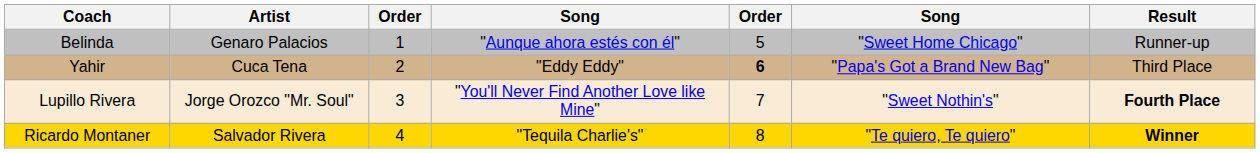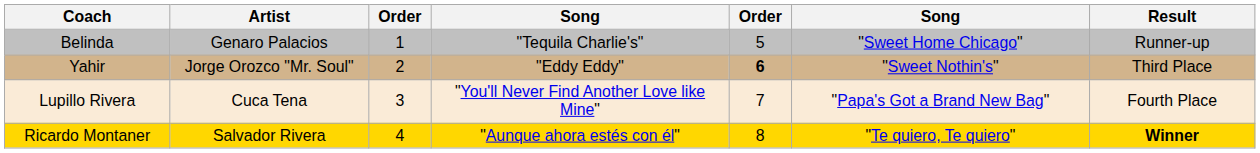(580, 42) "Aunque ahora estés con él" -> (580, 42) "Tequila Charlie's"
(269, 67) Cuca Tena -> (269, 67) Jorge Orozco "Mr. Soul"
(940, 67) "Papa's Got a Brand New Bag" -> (940, 67) "Sweet Nothin's"
(269, 101) Jorge Orozco "Mr. Soul" -> (269, 101) Cuca Tena
(940, 101) "Sweet Nothin's" -> (940, 101) "Papa's Got a Brand New Bag"
(1172, 101) bold -> (1172, 101) normal
(580, 135) "Tequila Charlie's" -> (580, 135) "Aunque ahora estés con él"
